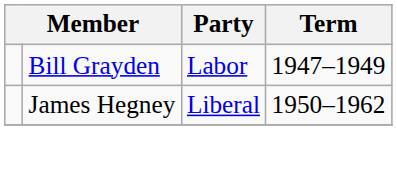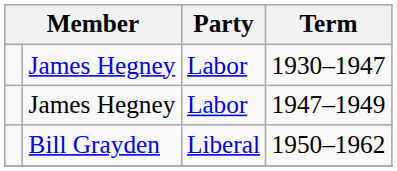+ row: (328, 64)
(94, 64) Bill Grayden -> (102, 104) James Hegney
(102, 104) James Hegney -> (94, 144) Bill Grayden
